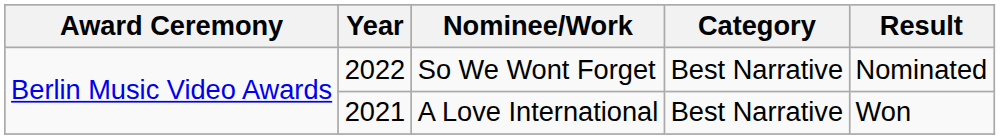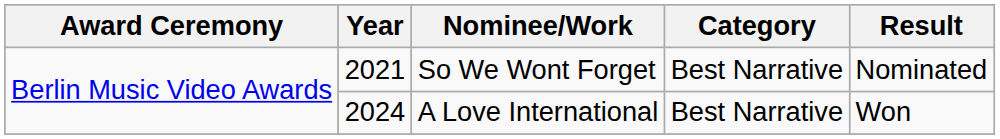(375, 69) 2022 -> (375, 69) 2021
(375, 112) 2021 -> (375, 112) 2024
